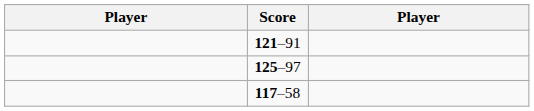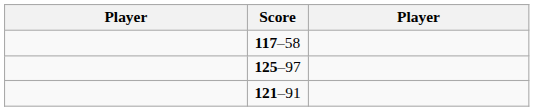rows swapped: (278, 93) <-> (278, 43)
